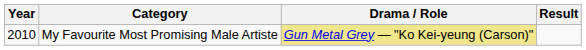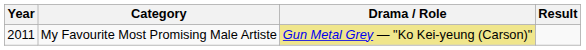(22, 34) 2010 -> (21, 34) 2011
